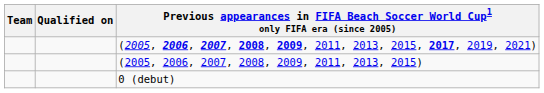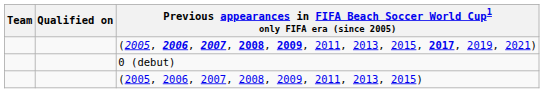rows swapped: (271, 62) <-> (147, 79)
